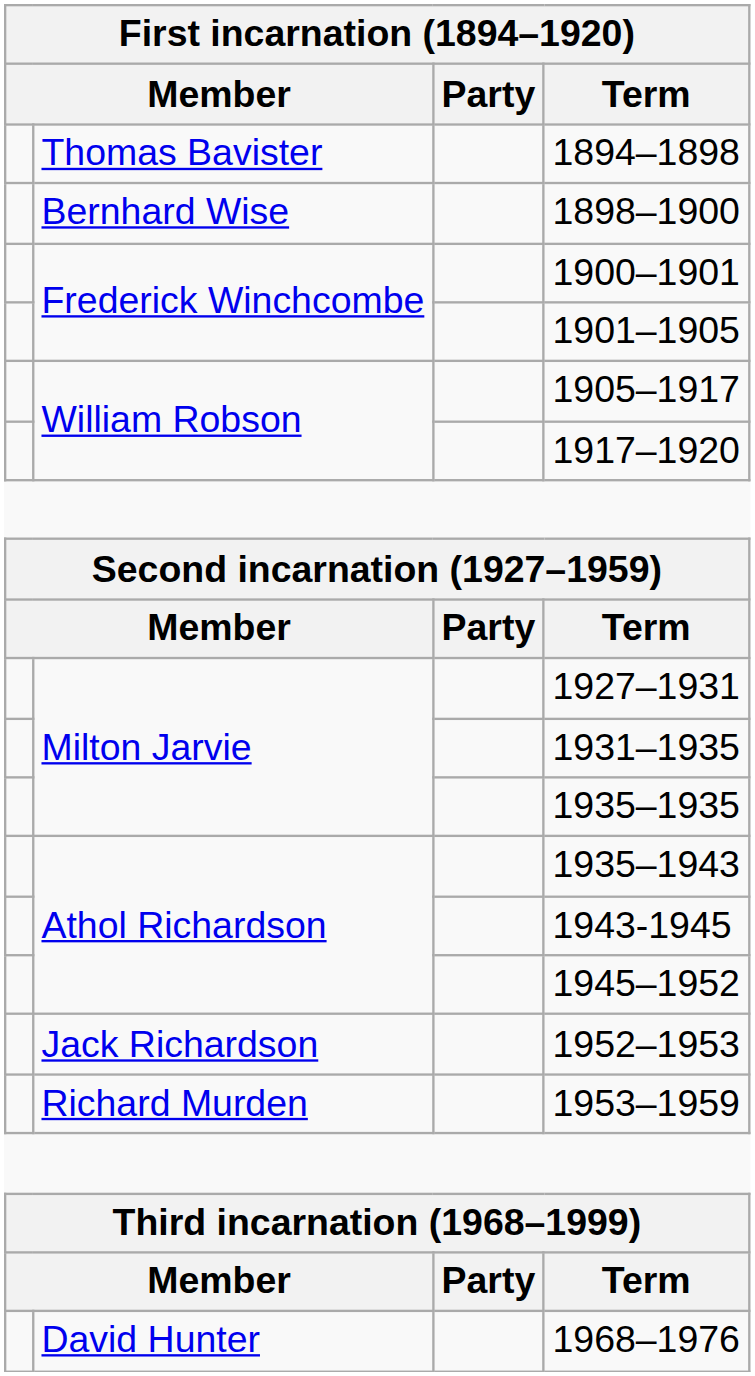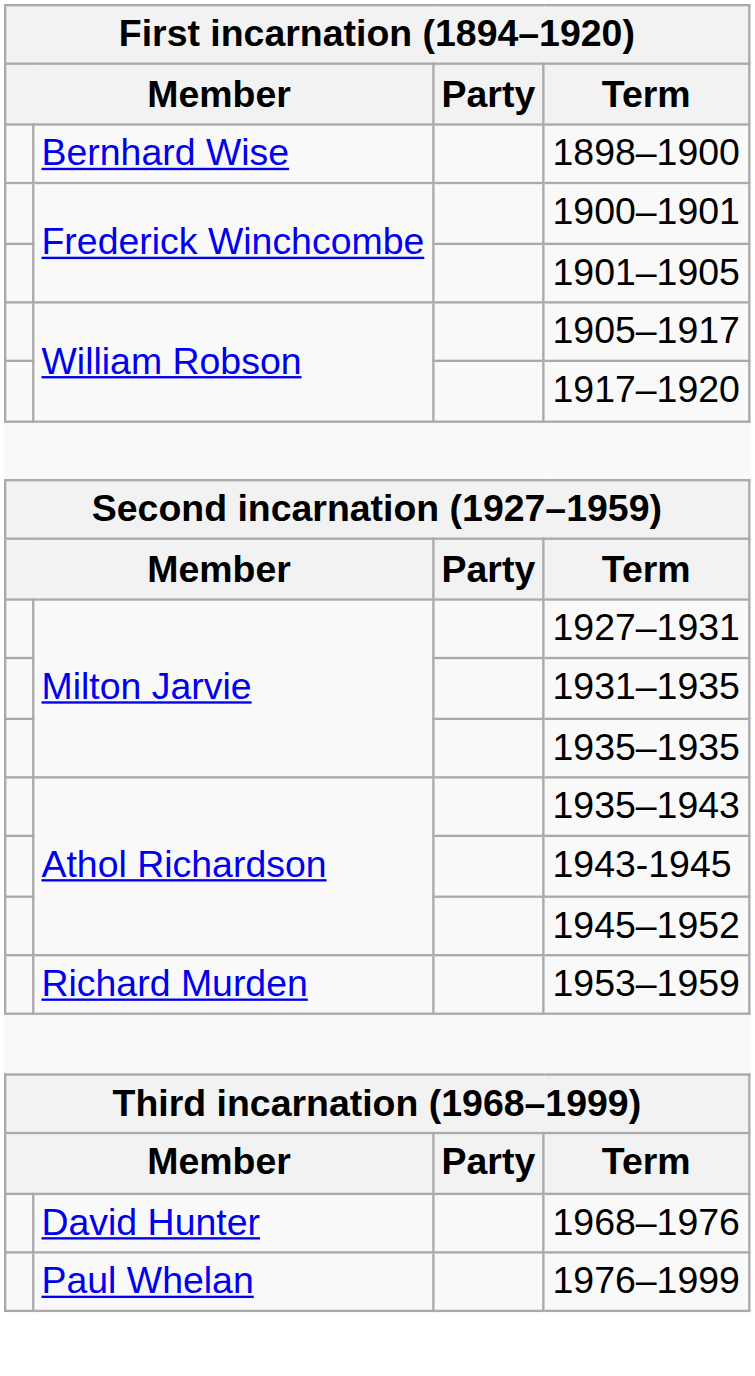- row: (182, 152)
- row: (180, 1043)
+ row: (148, 1281)
